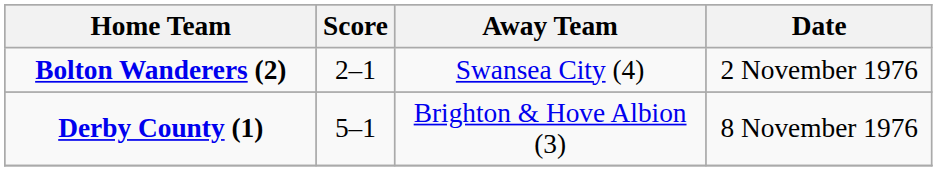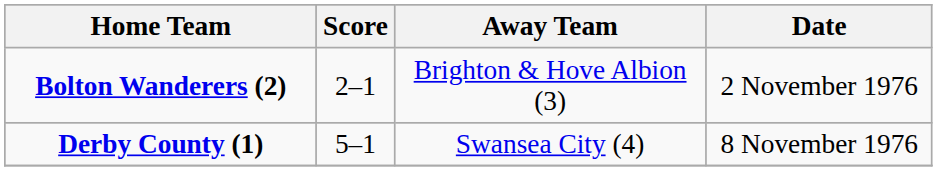(550, 69) Swansea City (4) -> (550, 84) Brighton & Hove Albion (3)
(550, 128) Brighton & Hove Albion (3) -> (550, 143) Swansea City (4)
